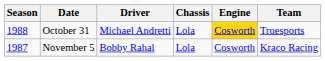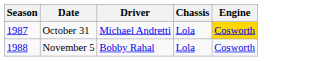- column: (289, 13)
(17, 30) 1988 -> (17, 30) 1987
(17, 47) 1987 -> (17, 47) 1988
